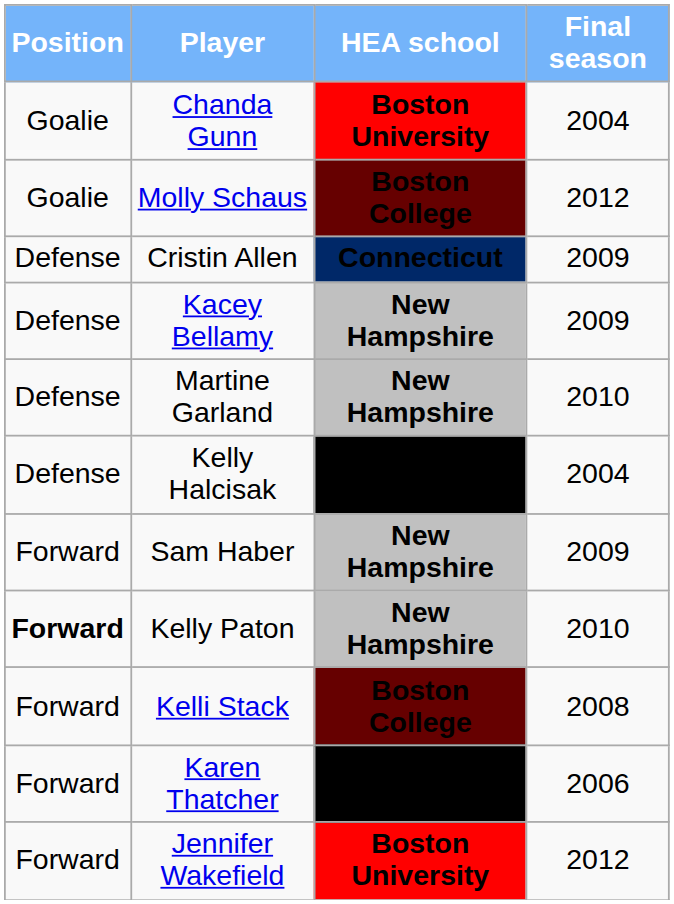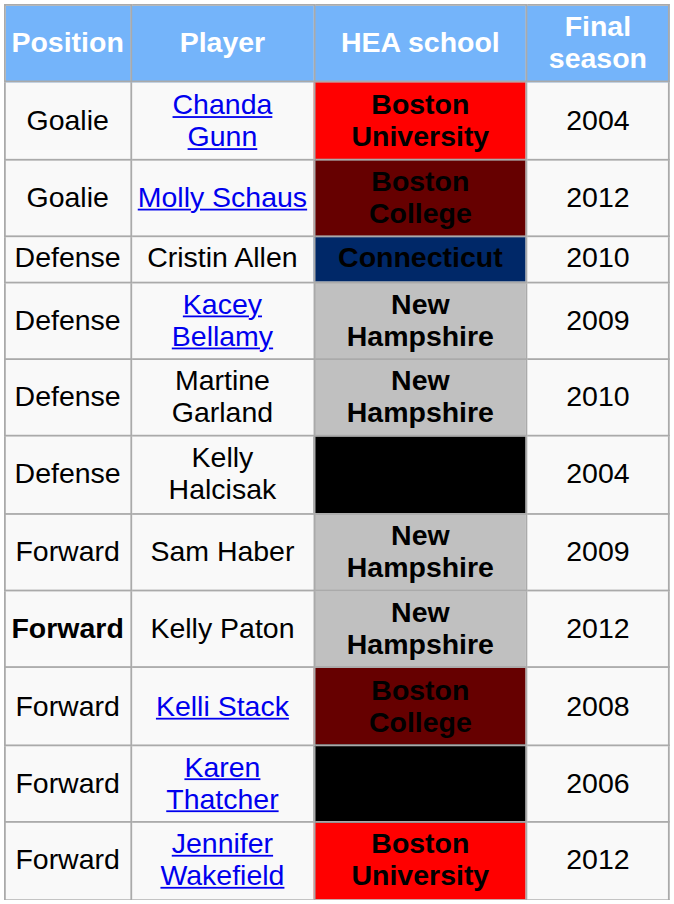(598, 258) 2009 -> (598, 258) 2010
(598, 628) 2010 -> (598, 628) 2012
